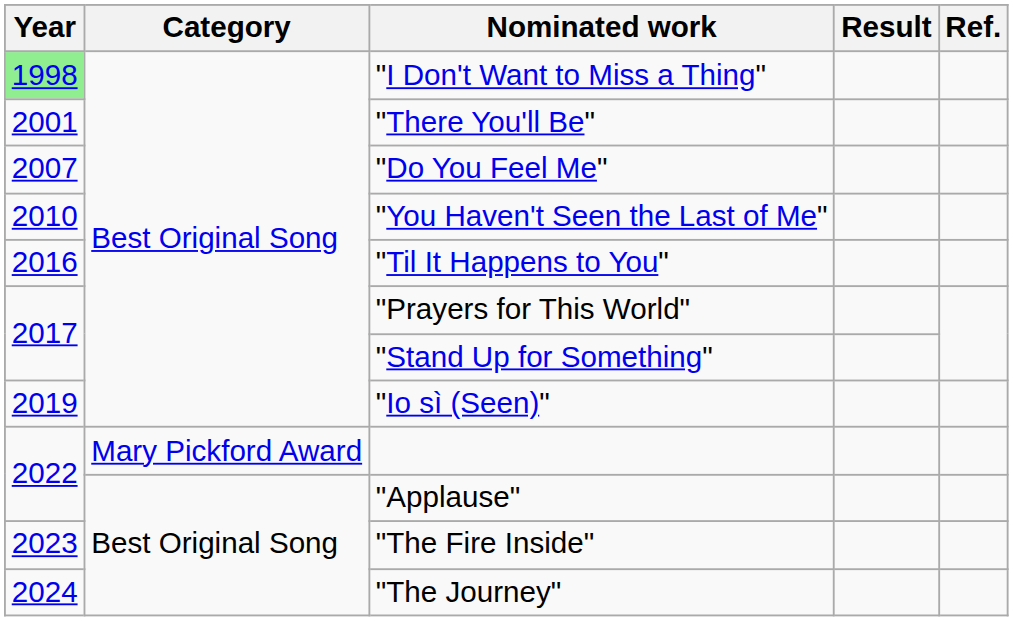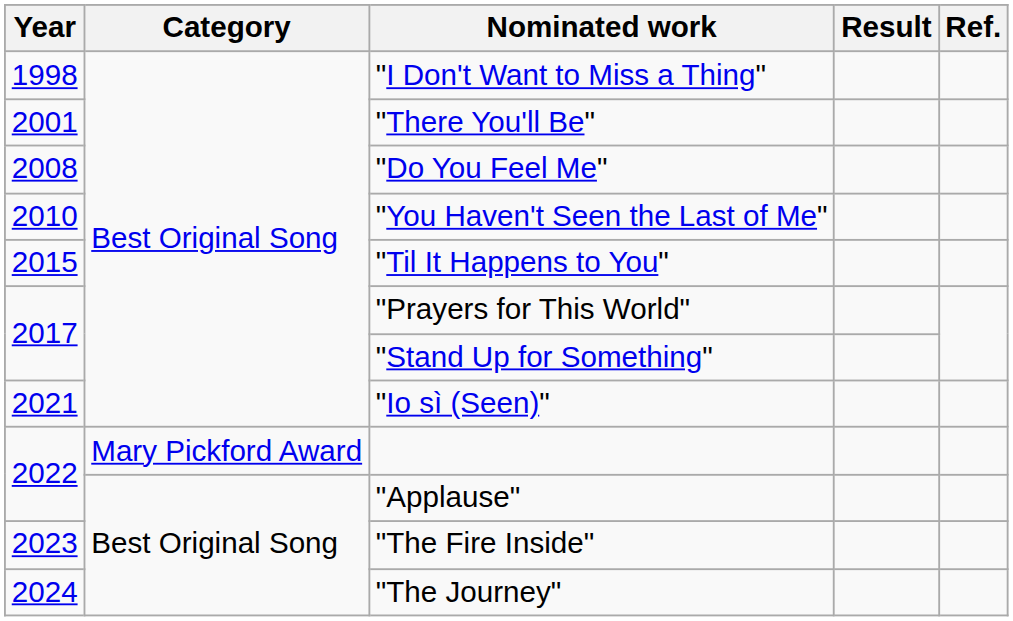(45, 74) lightgreen background -> (45, 74) no background
(45, 168) 2007 -> (45, 168) 2008
(45, 262) 2016 -> (45, 262) 2015
(45, 403) 2019 -> (45, 403) 2021
